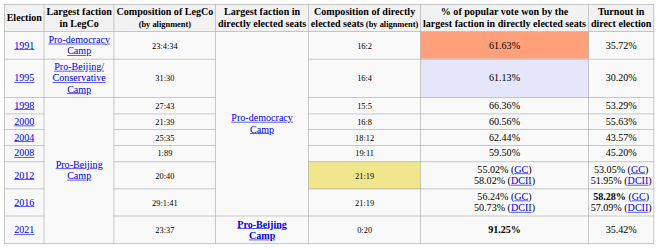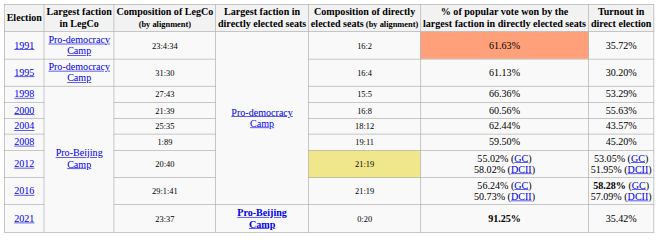(79, 78) Pro-Beijing/ Conservative Camp -> (79, 72) Pro-democracy Camp
(505, 78) lavender background -> (505, 72) no background
